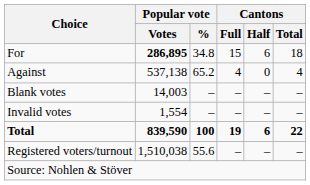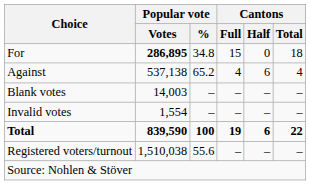(267, 53) 6 -> (267, 53) 0
(267, 72) 0 -> (267, 72) 6
